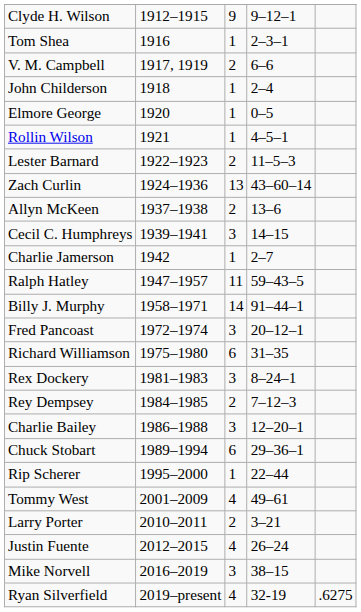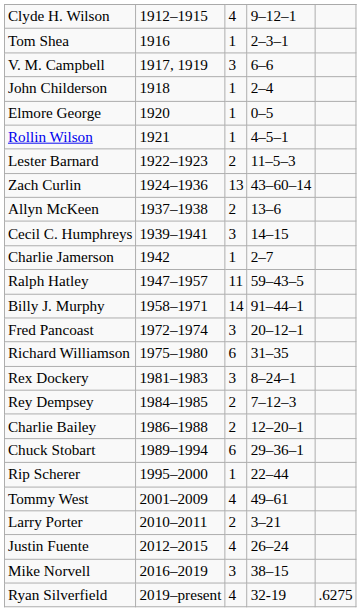(232, 16) 9 -> (232, 16) 4
(232, 64) 2 -> (232, 64) 3
(232, 426) 3 -> (232, 426) 2
